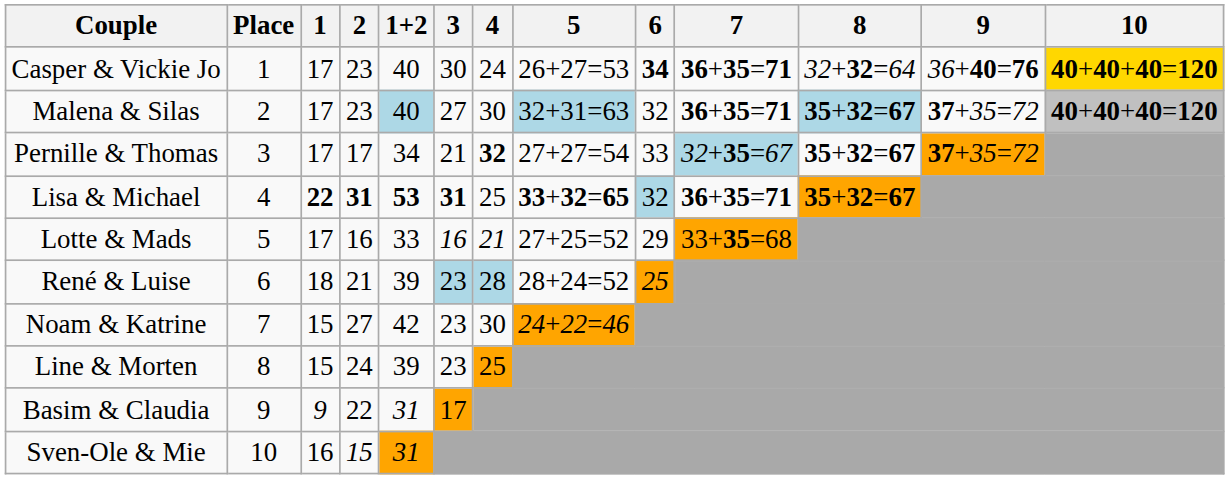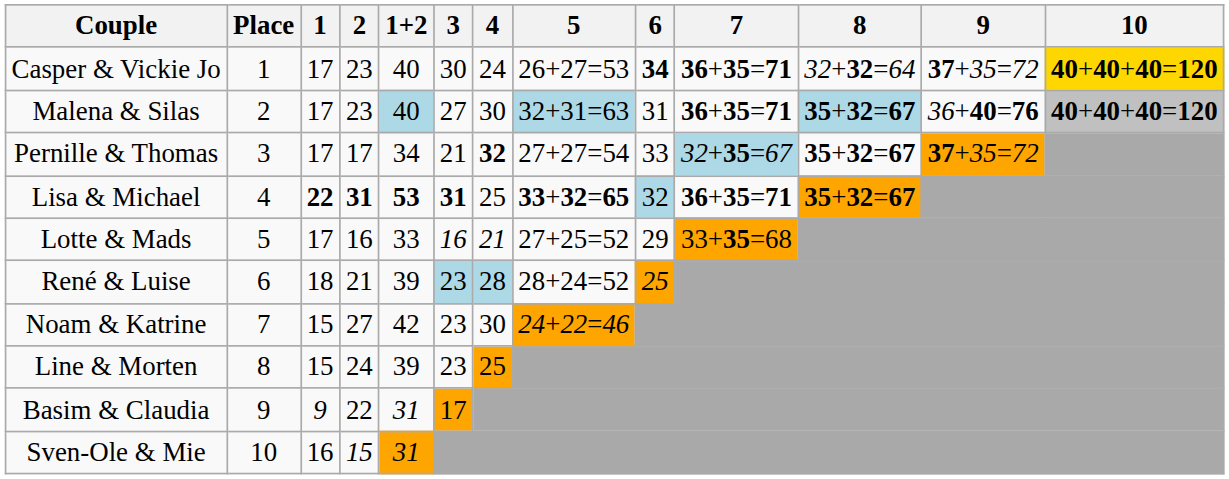(983, 68) 36+40=76 -> (983, 68) 37+35=72
(655, 111) 32 -> (655, 111) 31
(983, 111) 37+35=72 -> (983, 111) 36+40=76
